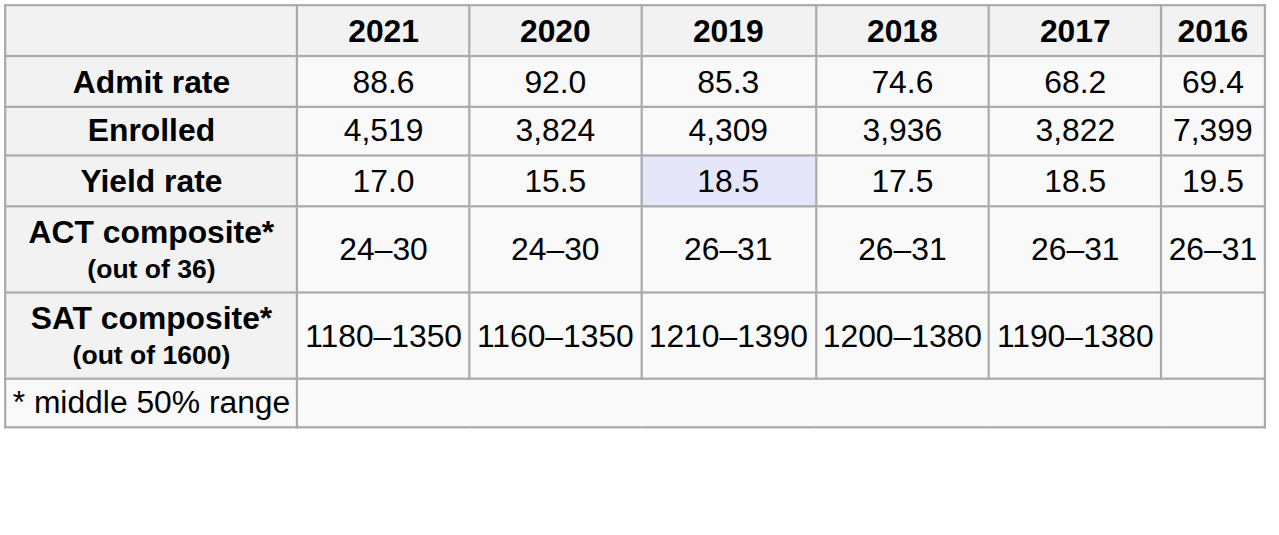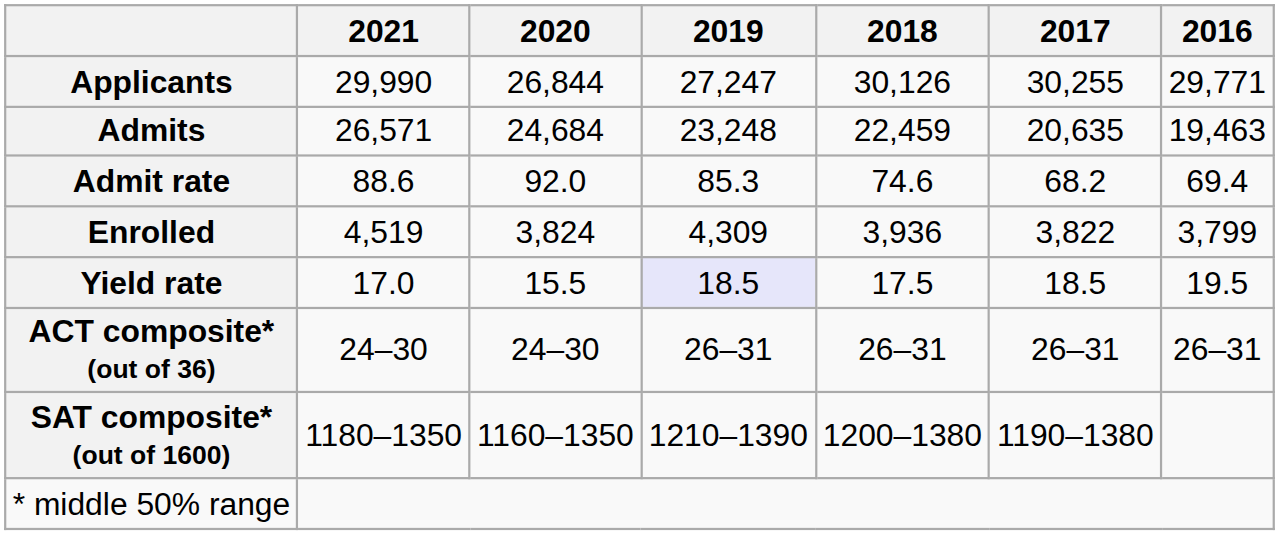+ row: (151, 81)
+ row: (151, 131)
(1213, 131) 7,399 -> (1217, 231) 3,799
